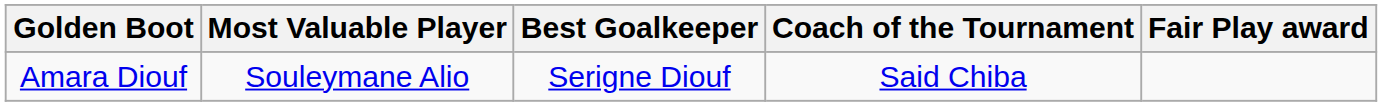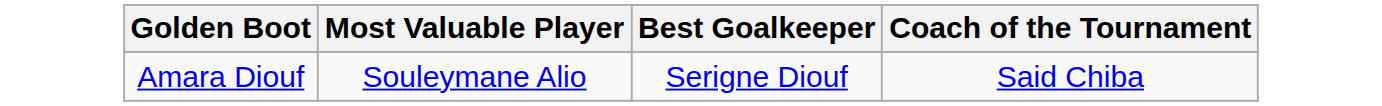- column: (1258, 28)
